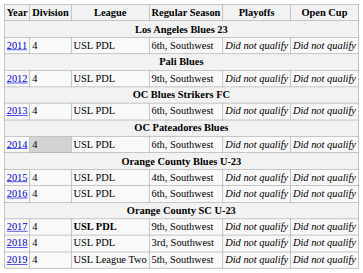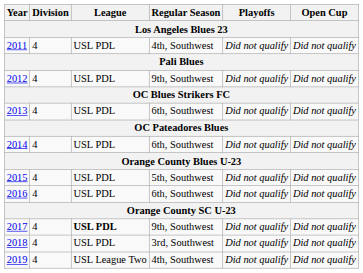(182, 45) 6th, Southwest -> (182, 45) 4th, Southwest
(35, 144) lightgrey background -> (35, 144) no background
(182, 177) 4th, Southwest -> (182, 177) 5th, Southwest
(182, 260) 5th, Southwest -> (182, 260) 4th, Southwest
